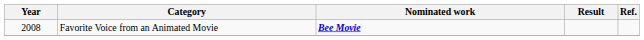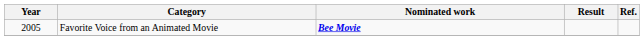(31, 27) 2008 -> (31, 27) 2005
